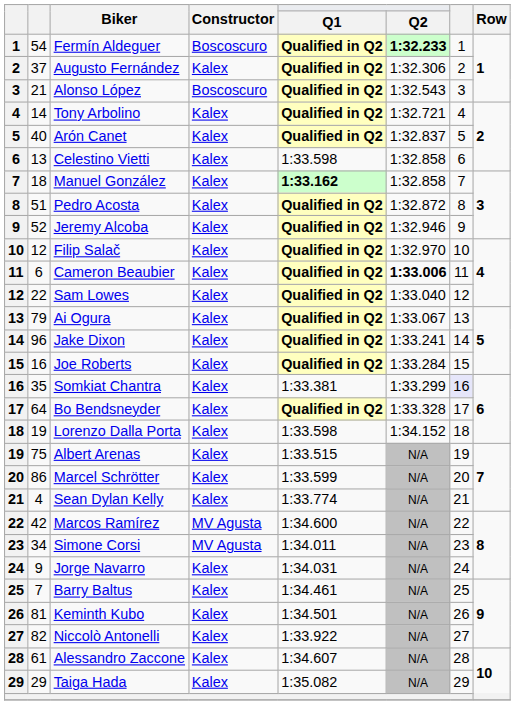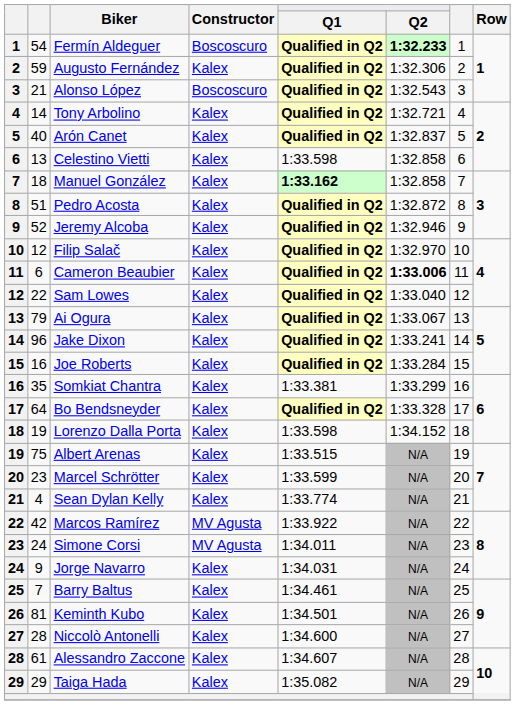(39, 68) 37 -> (39, 68) 59
(461, 386) lavender background -> (461, 386) no background
(39, 477) 86 -> (39, 477) 23
(309, 522) 1:34.600 -> (309, 522) 1:33.922
(39, 545) 34 -> (39, 545) 24
(39, 636) 82 -> (39, 636) 28
(309, 636) 1:33.922 -> (309, 636) 1:34.600
